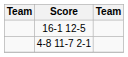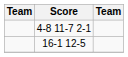rows swapped: (64, 44) <-> (64, 28)
